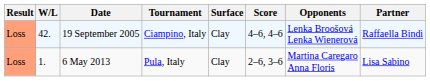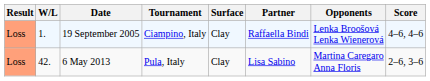columns swapped: (393, 12) <-> (265, 12)
(44, 33) 42. -> (42, 33) 1.
(42, 61) 1. -> (44, 61) 42.
